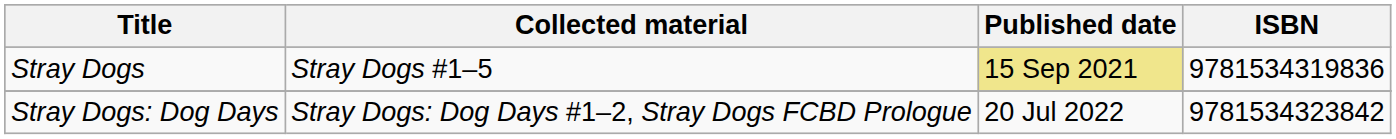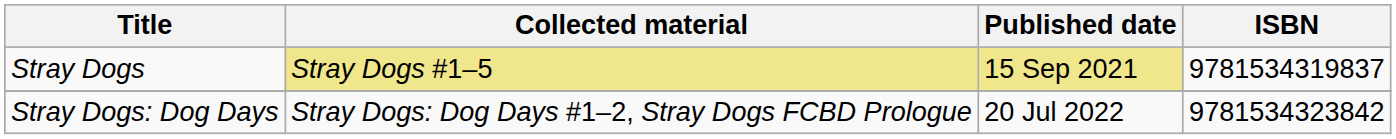(392, 68) no background -> (392, 68) khaki background
(1287, 68) 9781534319836 -> (1287, 68) 9781534319837
